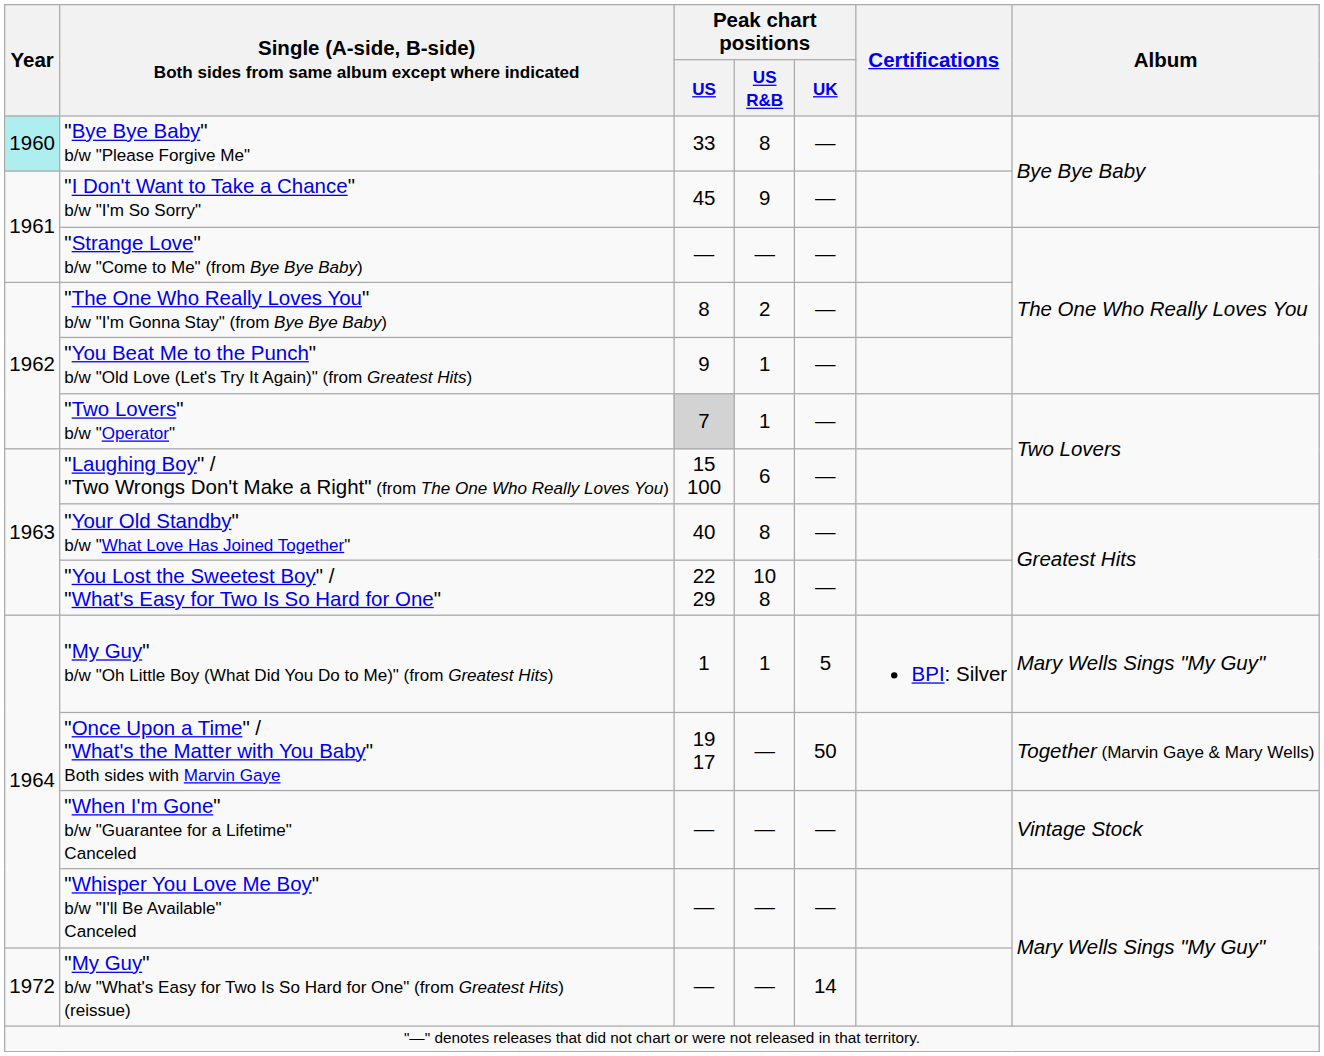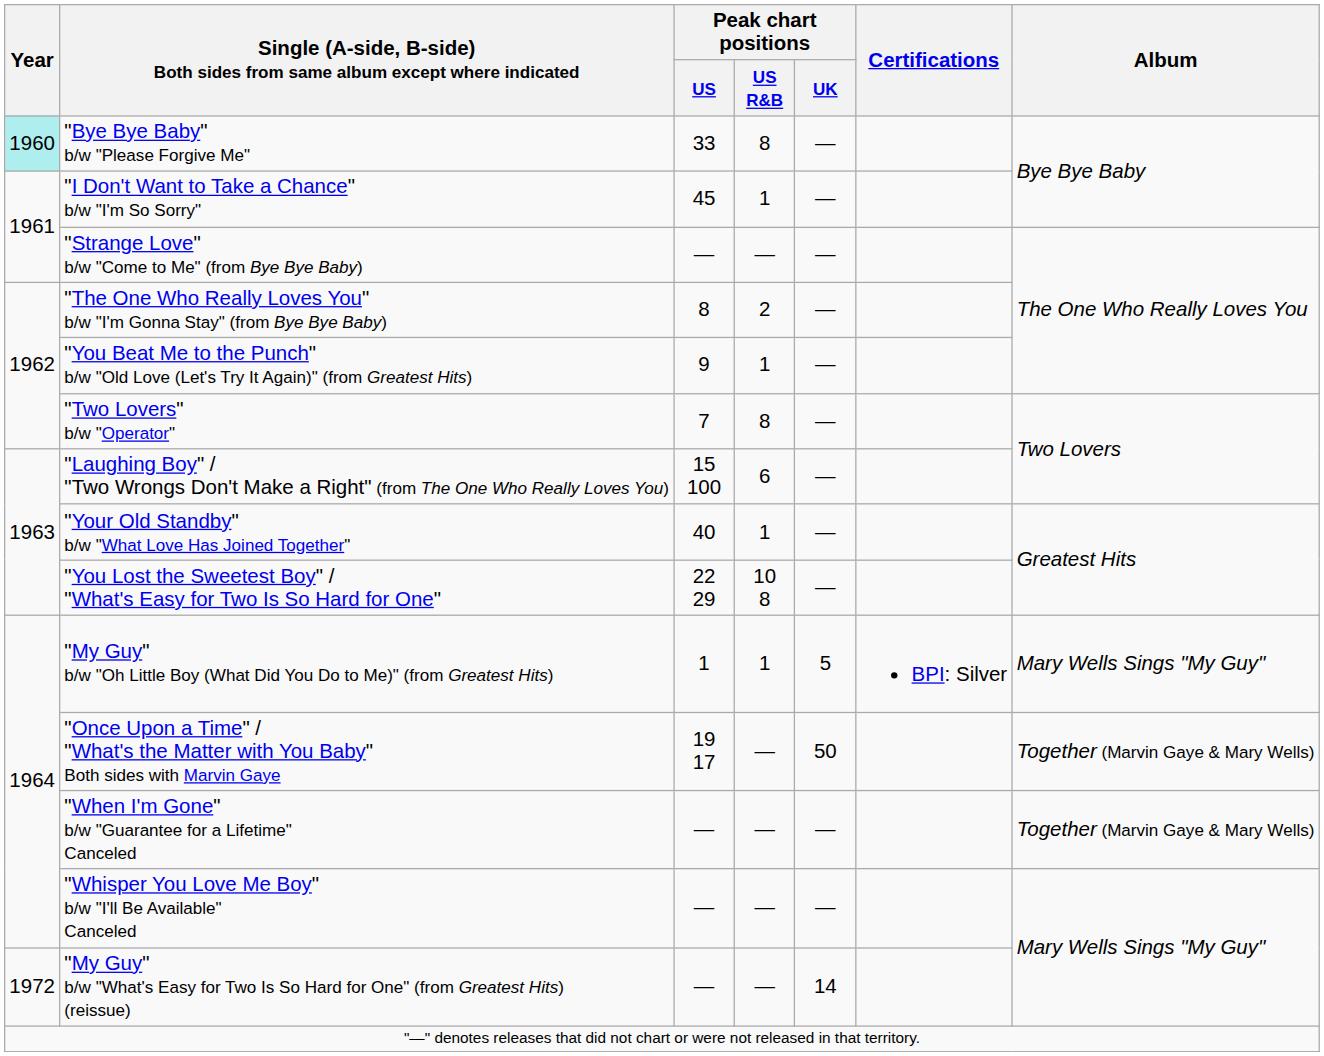(765, 198) 9 -> (765, 198) 1
(704, 420) lightgrey background -> (704, 420) no background
(765, 420) 1 -> (765, 420) 8
(765, 531) 8 -> (765, 531) 1
(1080, 829) Vintage Stock -> (1166, 829) Together (Marvin Gaye & Mary Wells)
